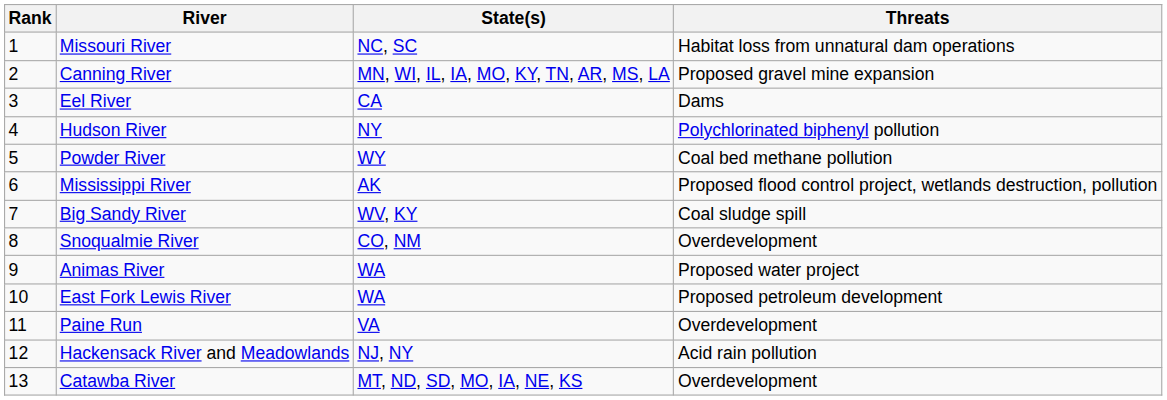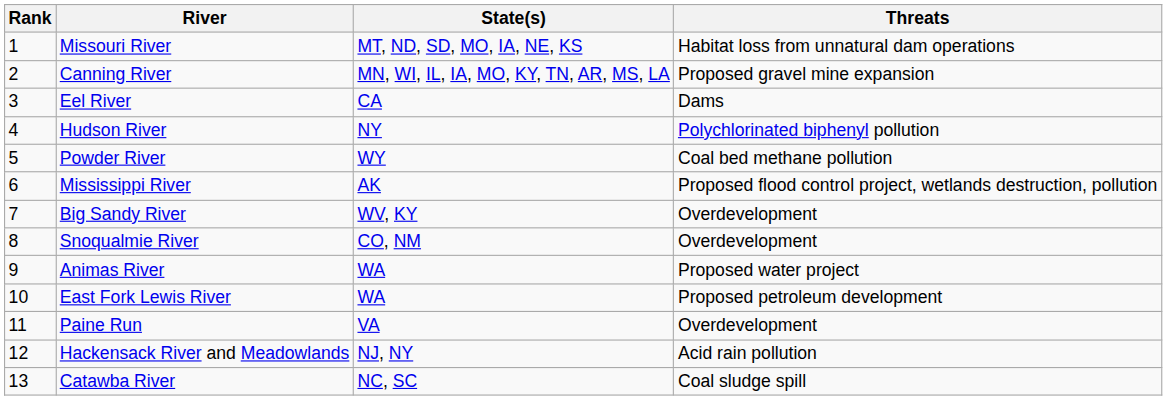(387, 46) NC, SC -> (470, 46) MT, ND, SD, MO, IA, NE, KS
(742, 213) Coal sludge spill -> (747, 213) Overdevelopment
(470, 381) MT, ND, SD, MO, IA, NE, KS -> (387, 381) NC, SC
(747, 381) Overdevelopment -> (742, 381) Coal sludge spill
